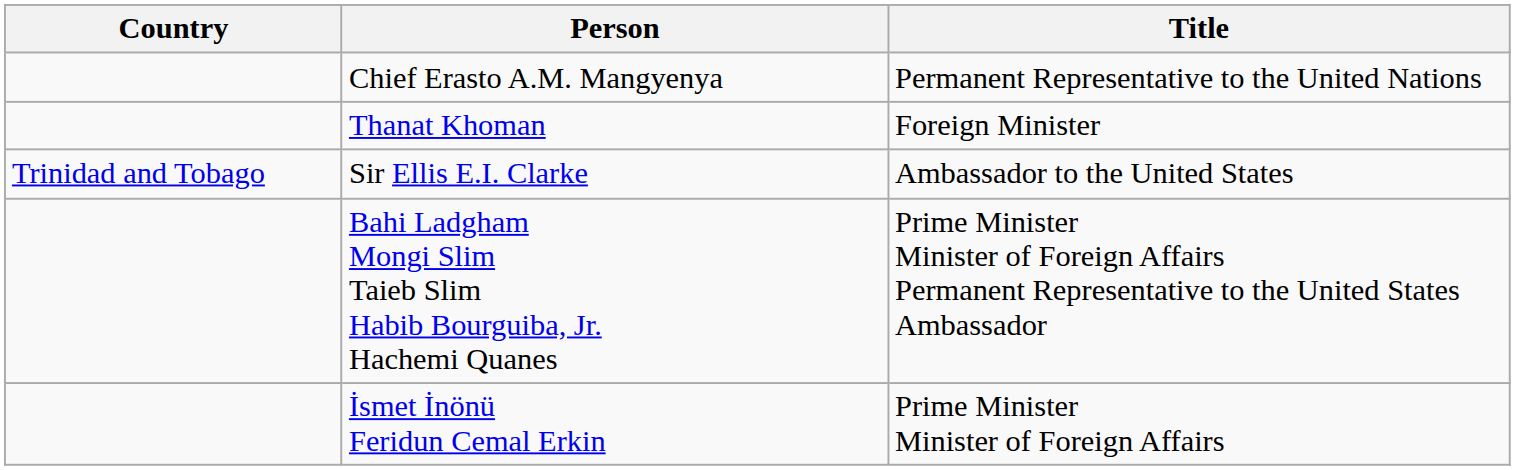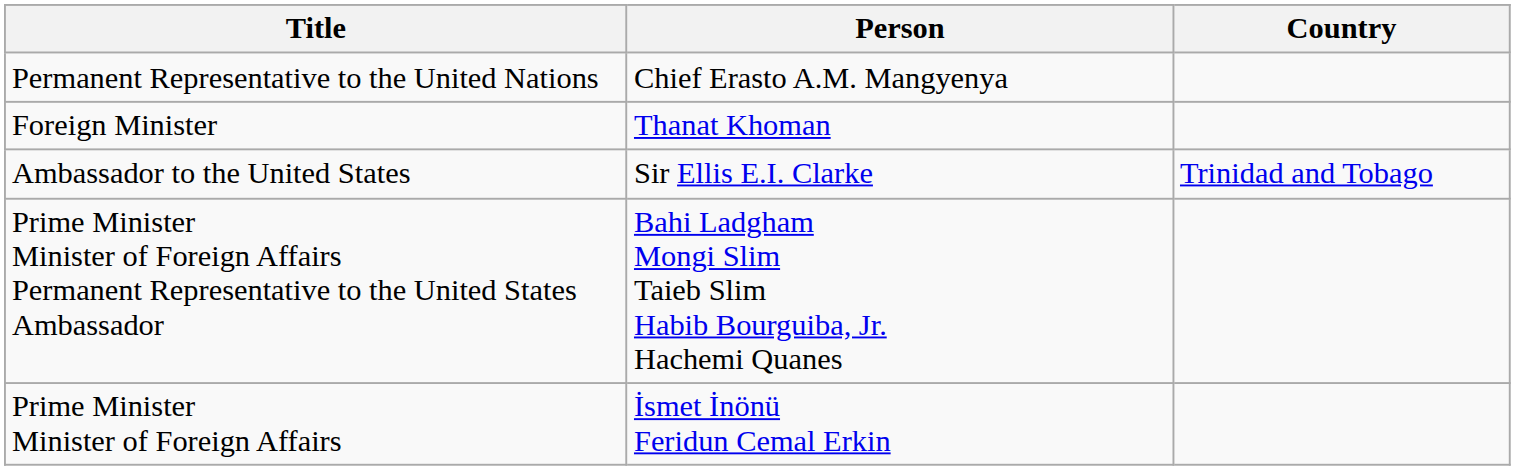columns swapped: (173, 28) <-> (1199, 28)
